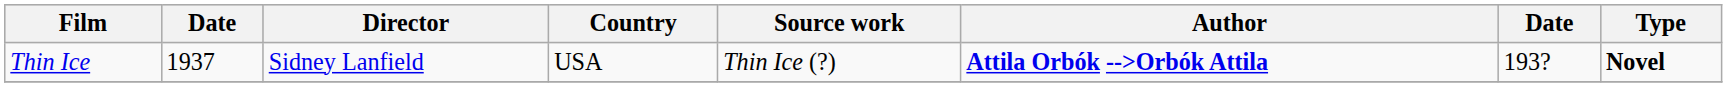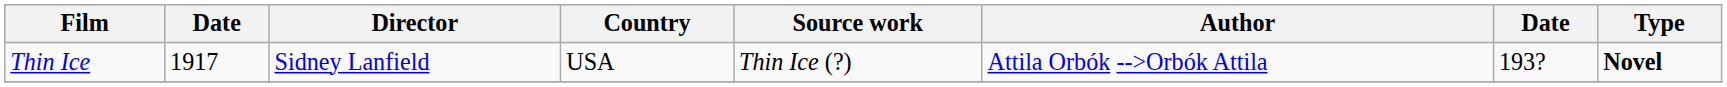(191, 61) 1937 -> (194, 61) 1917
(1117, 61) bold -> (1128, 61) normal
